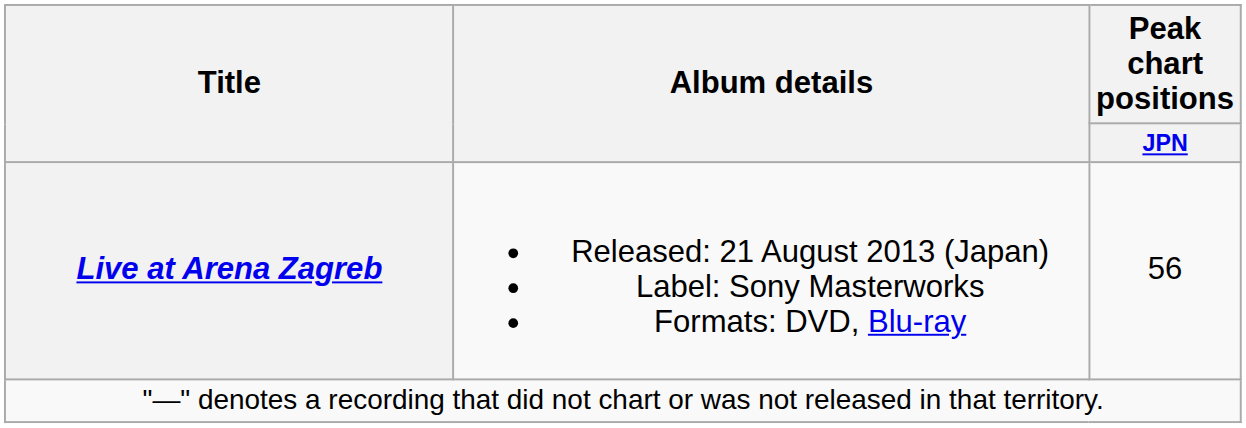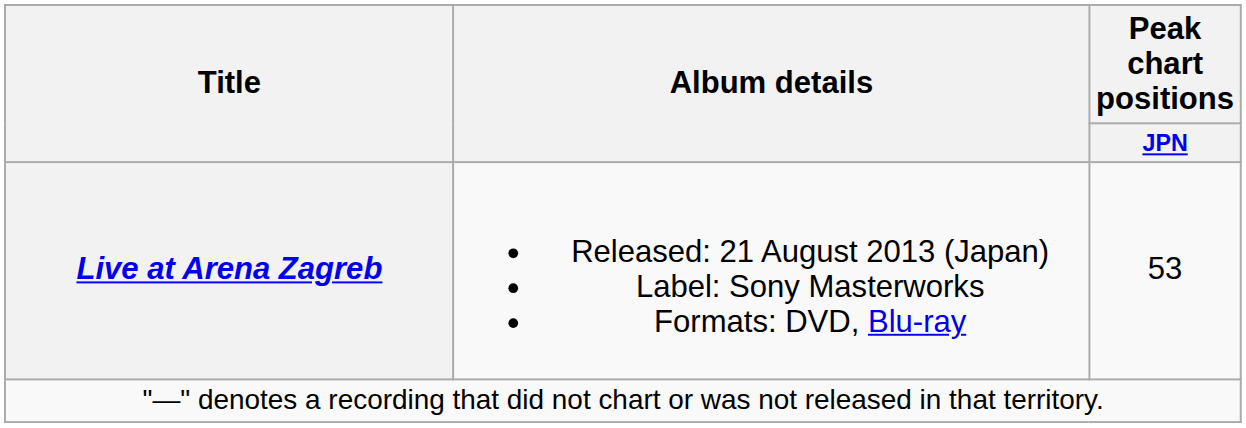(1165, 269) 56 -> (1165, 269) 53
